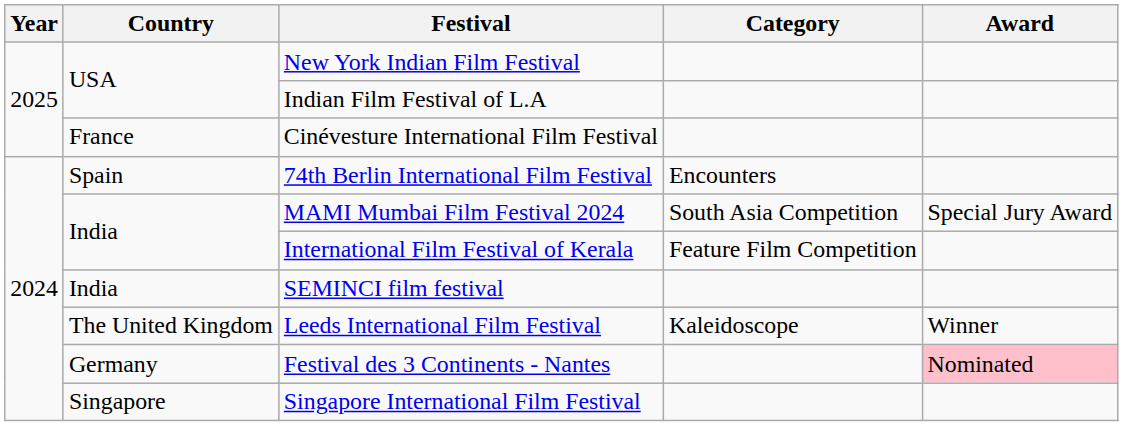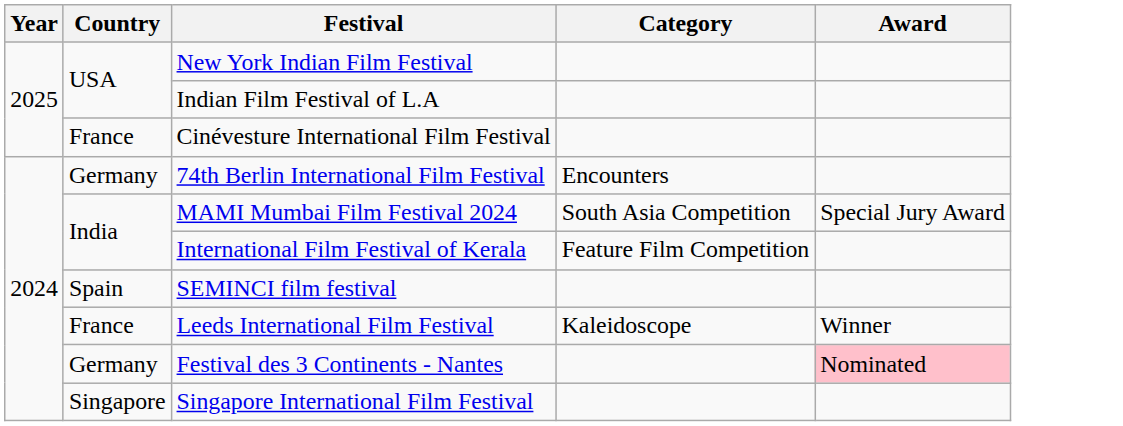(96, 174) Spain -> (113, 174) Germany
(93, 288) India -> (96, 288) Spain
(171, 325) The United Kingdom -> (101, 325) France
